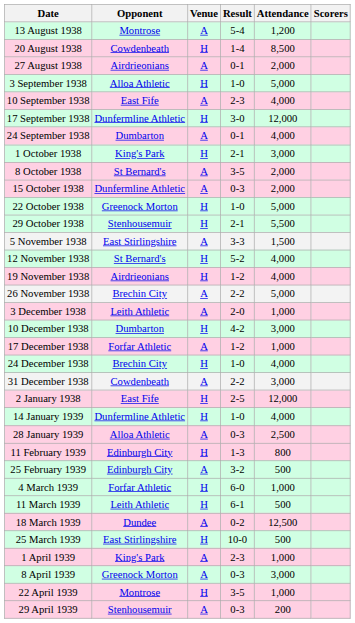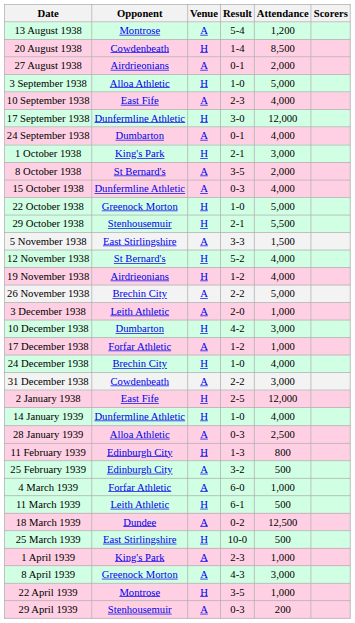(283, 188) 2,000 -> (283, 188) 4,000
(204, 487) H -> (204, 487) A
(237, 574) 0-3 -> (237, 574) 4-3
